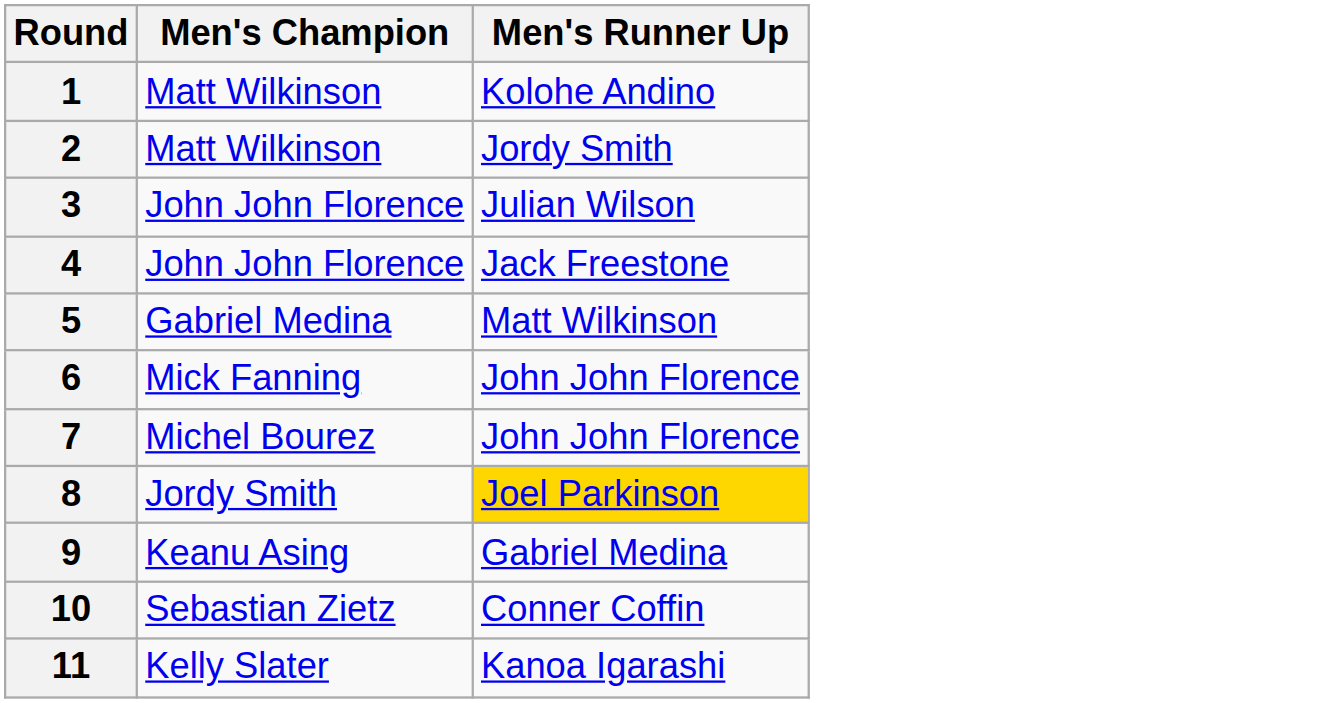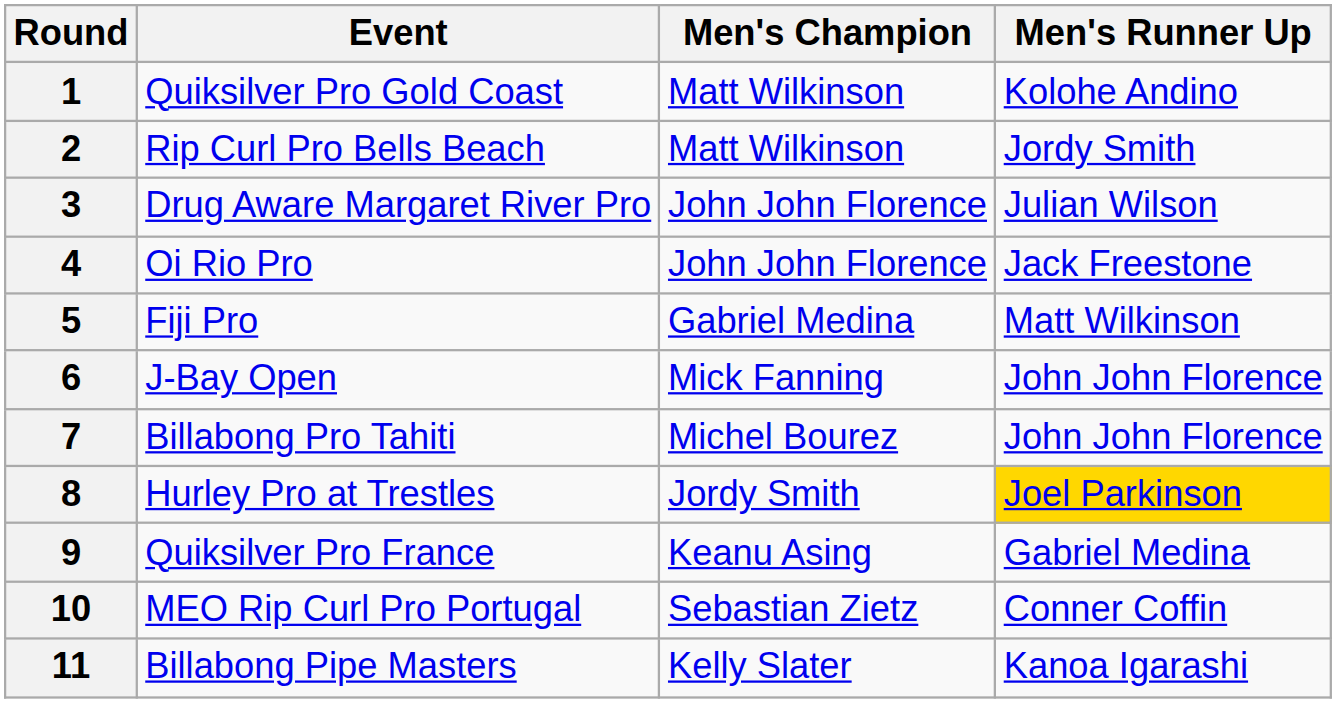+ column: (398, 33)
